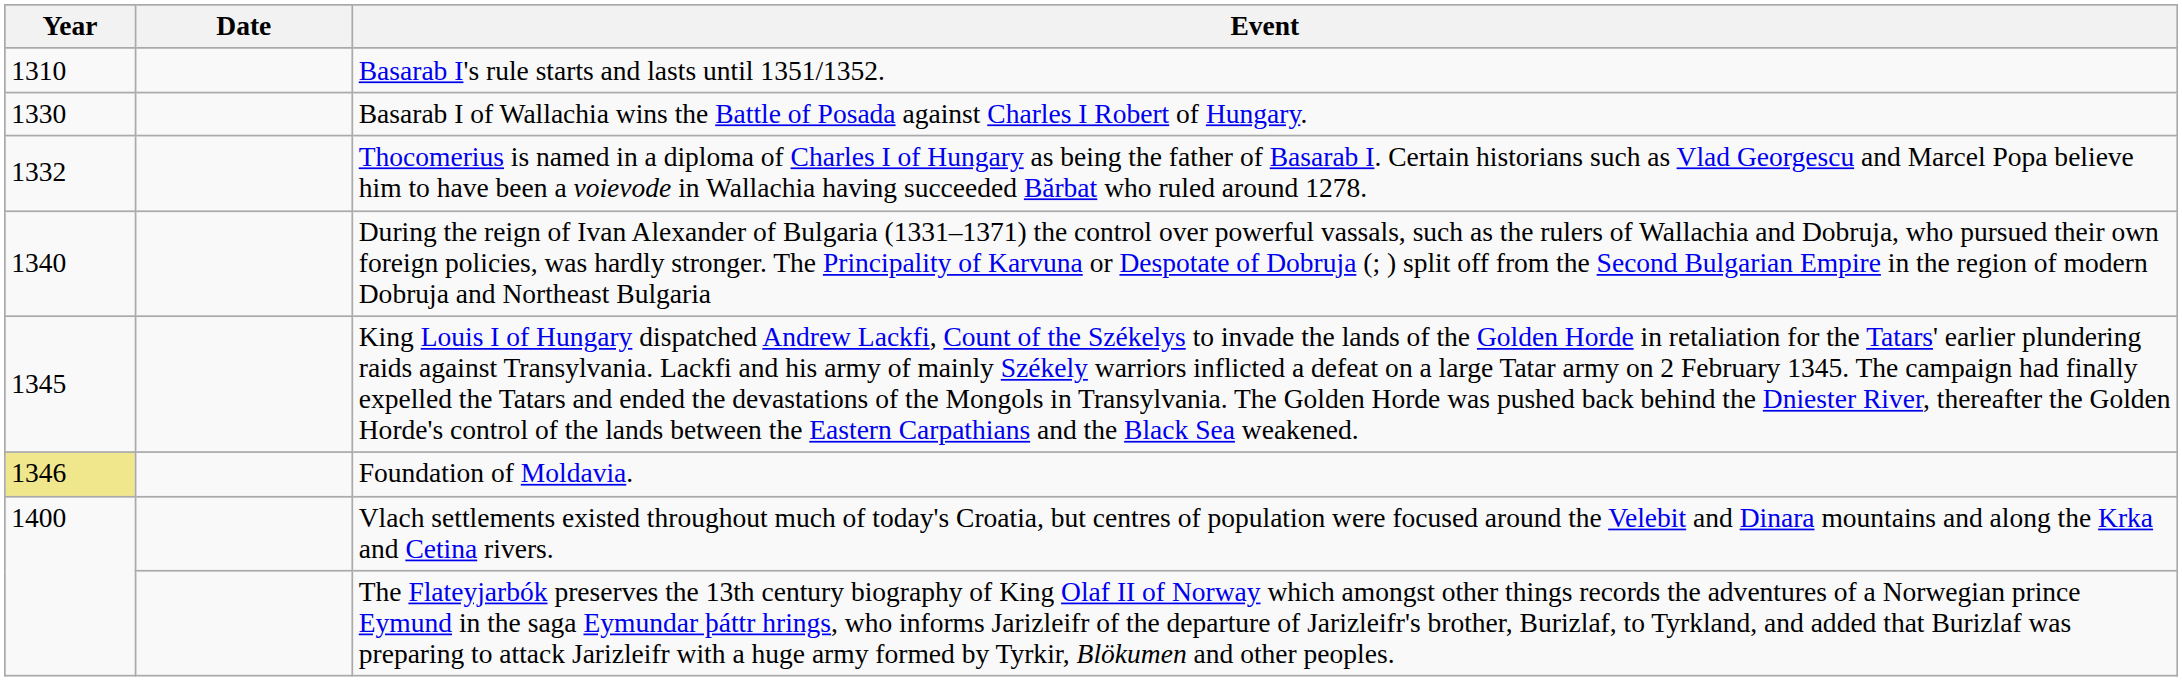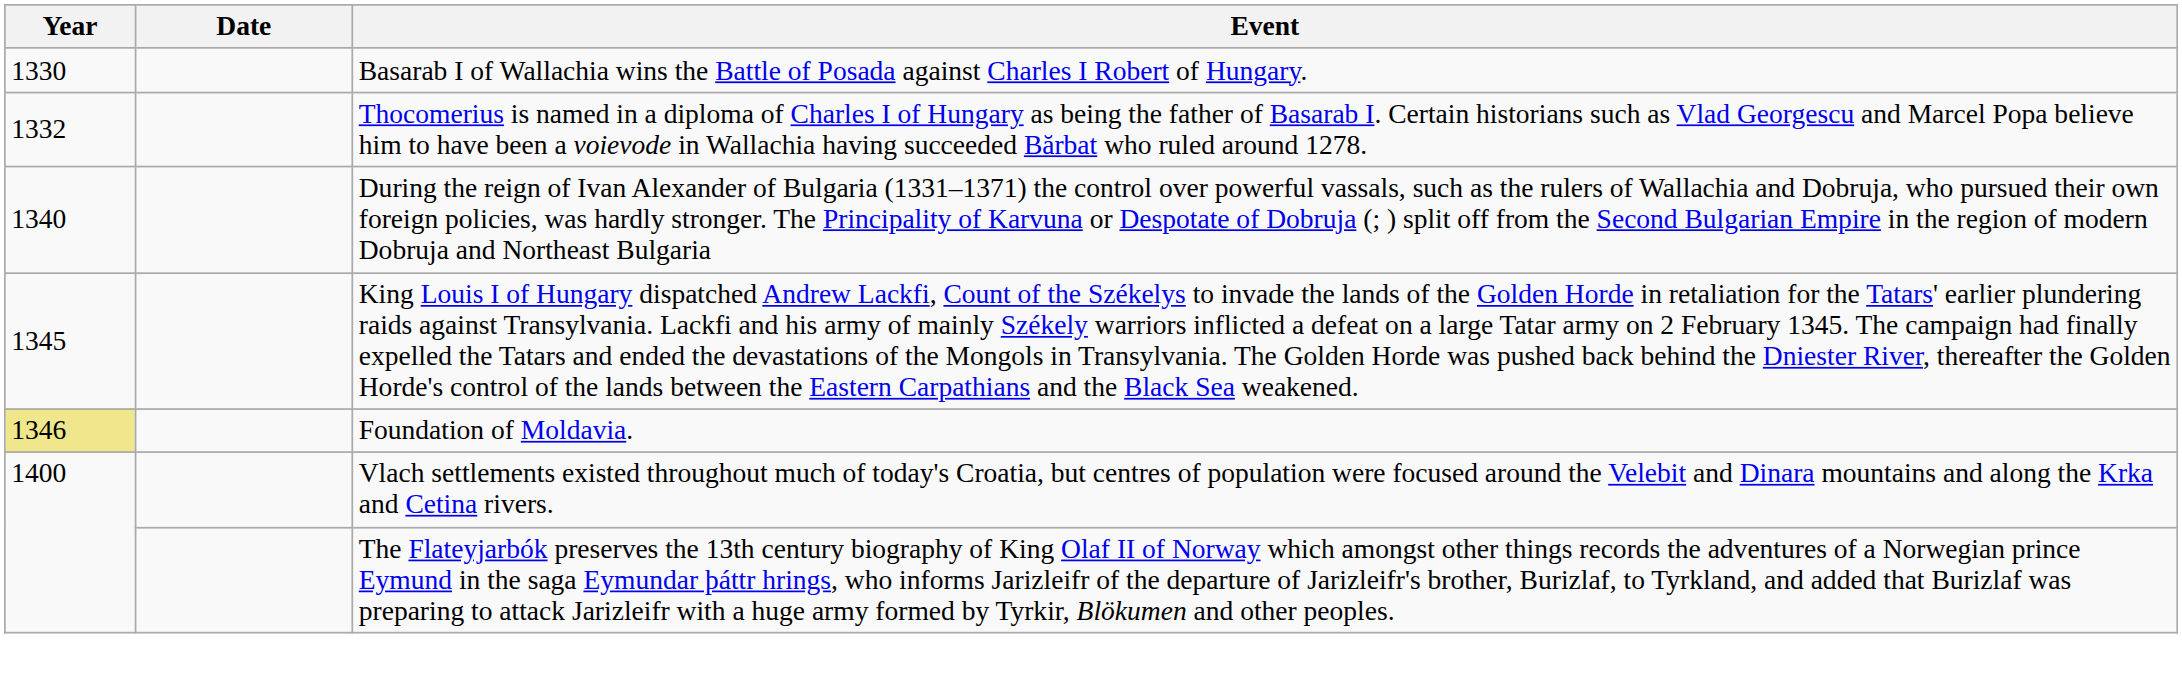- row: (622, 69)
